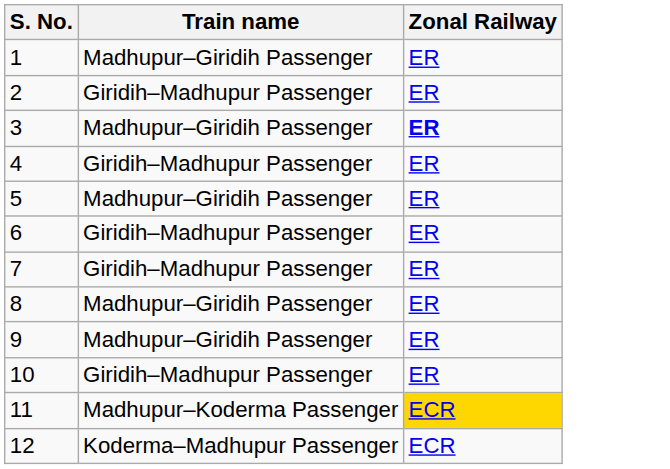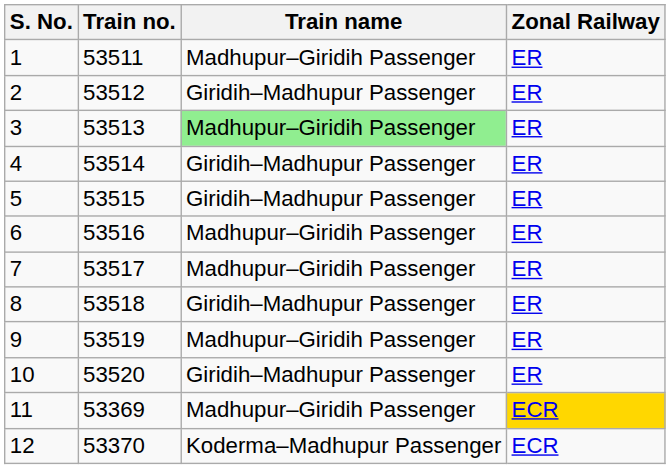+ column: (129, 22)
(228, 127) no background -> (331, 127) lightgreen background
(424, 127) bold -> (527, 127) normal
(228, 198) Madhupur–Giridih Passenger -> (331, 198) Giridih–Madhupur Passenger
(228, 233) Giridih–Madhupur Passenger -> (331, 233) Madhupur–Giridih Passenger
(228, 269) Giridih–Madhupur Passenger -> (331, 269) Madhupur–Giridih Passenger
(228, 304) Madhupur–Giridih Passenger -> (331, 304) Giridih–Madhupur Passenger
(241, 410) Madhupur–Koderma Passenger -> (331, 410) Madhupur–Giridih Passenger
